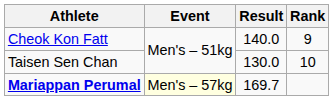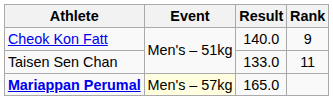(261, 62) 130.0 -> (261, 62) 133.0
(308, 62) 10 -> (308, 62) 11
(261, 85) 169.7 -> (261, 85) 165.0
